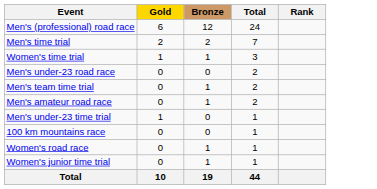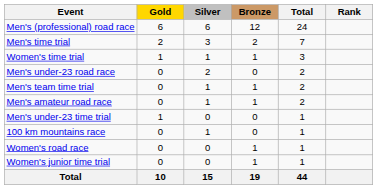+ column: (208, 12)
